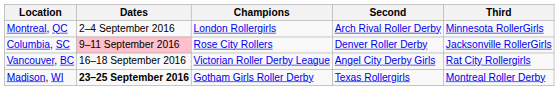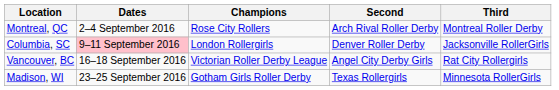(235, 28) London Rollergirls -> (230, 28) Rose City Rollers
(495, 28) Minnesota RollerGirls -> (493, 28) Montreal Roller Derby
(233, 45) Rose City Rollers -> (232, 45) London Rollergirls
(134, 77) bold -> (132, 77) normal
(496, 77) Montreal Roller Derby -> (492, 77) Minnesota RollerGirls
